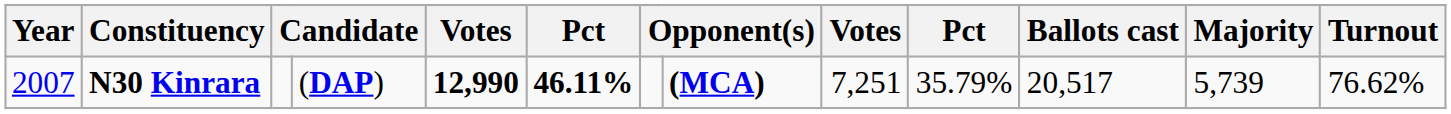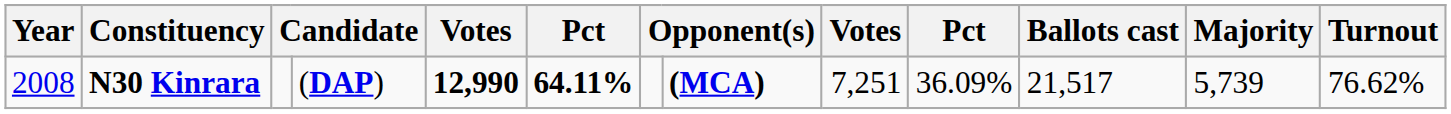(43, 81) 2007 -> (43, 81) 2008
(583, 81) 46.11% -> (583, 81) 64.11%
(964, 81) 35.79% -> (964, 81) 36.09%
(1070, 81) 20,517 -> (1070, 81) 21,517
